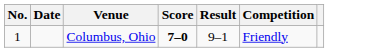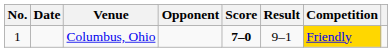+ column: (190, 15)
(265, 36) no background -> (329, 36) gold background
